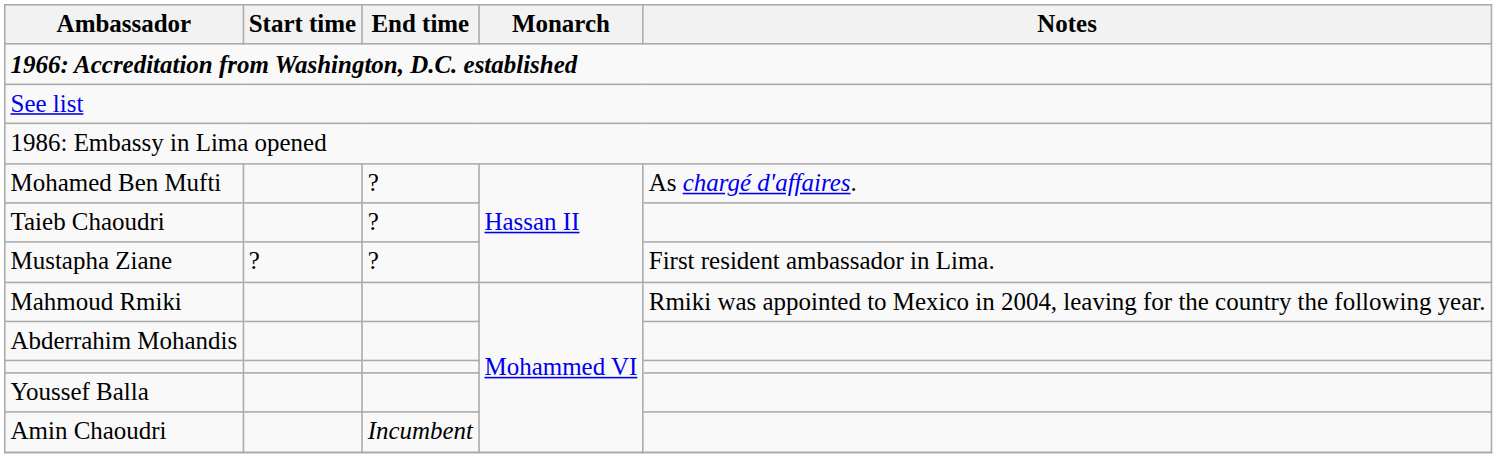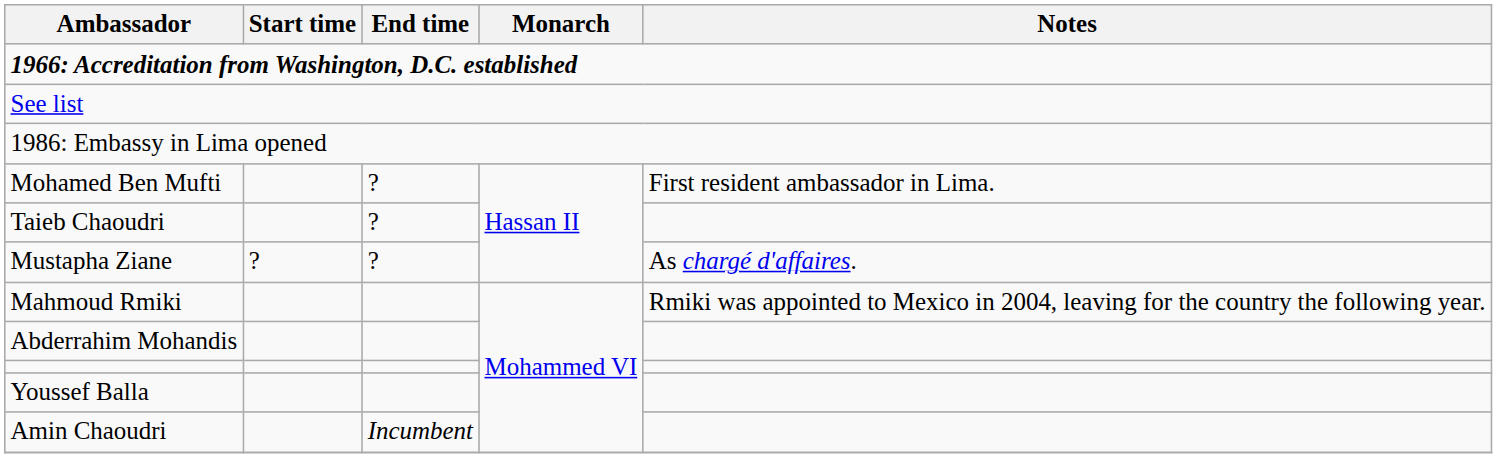(753, 182) As chargé d'affaires. -> (822, 182) First resident ambassador in Lima.
(822, 261) First resident ambassador in Lima. -> (753, 261) As chargé d'affaires.
